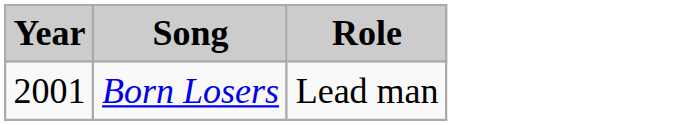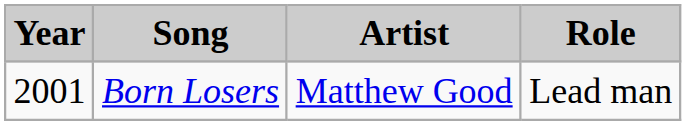+ column: (404, 33)
